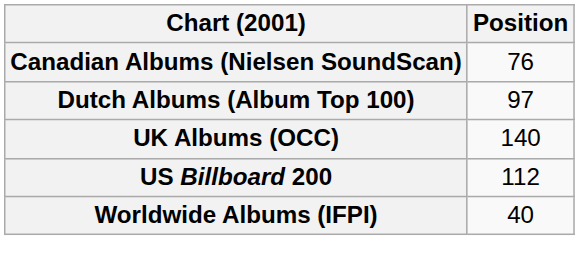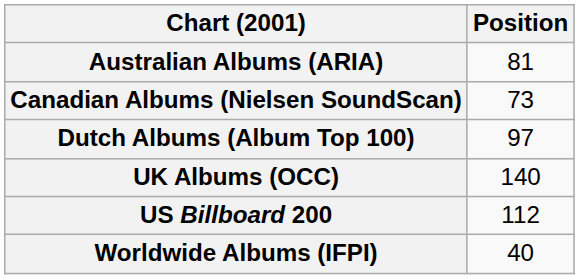+ row: (236, 61)
(521, 61) 76 -> (521, 100) 73
